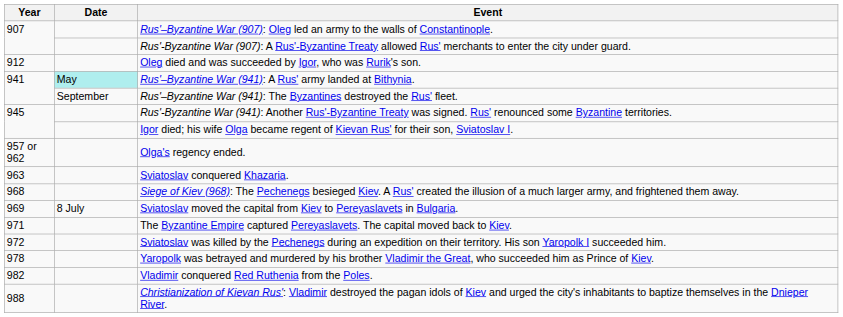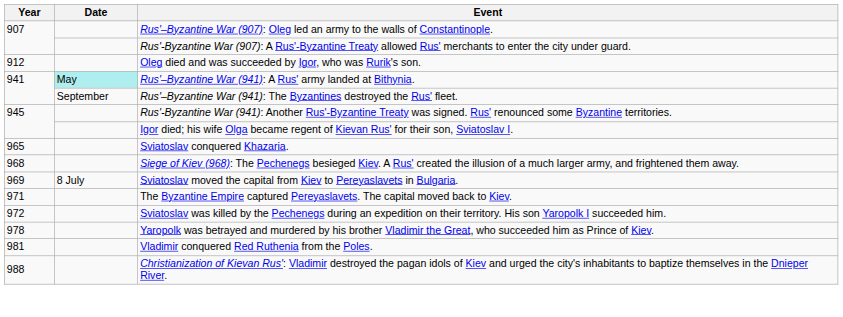- row: (193, 152)
(16, 175) 963 -> (16, 146) 965
(16, 275) 982 -> (16, 247) 981
